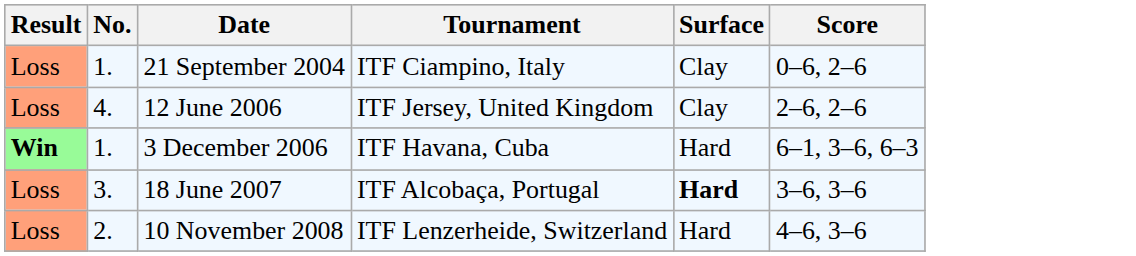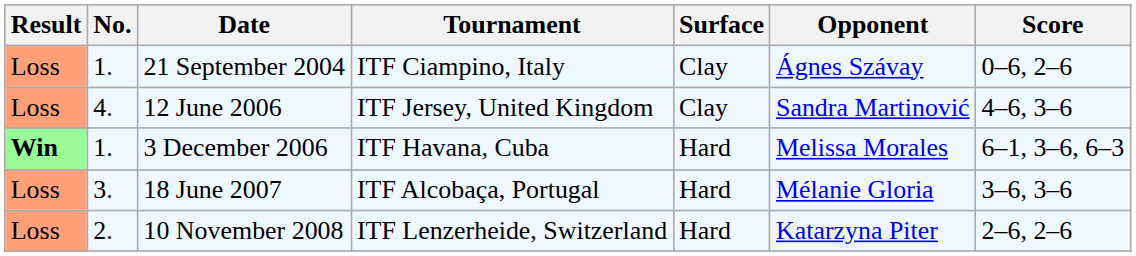+ column: (873, 25)
(821, 107) 2–6, 2–6 -> (1027, 107) 4–6, 3–6
(709, 189) bold -> (705, 189) normal
(821, 230) 4–6, 3–6 -> (1027, 230) 2–6, 2–6
